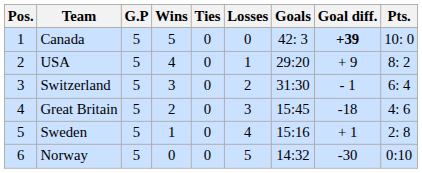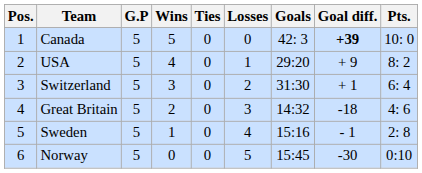(348, 86) - 1 -> (348, 86) + 1
(293, 109) 15:45 -> (293, 109) 14:32
(348, 132) + 1 -> (348, 132) - 1
(293, 156) 14:32 -> (293, 156) 15:45
